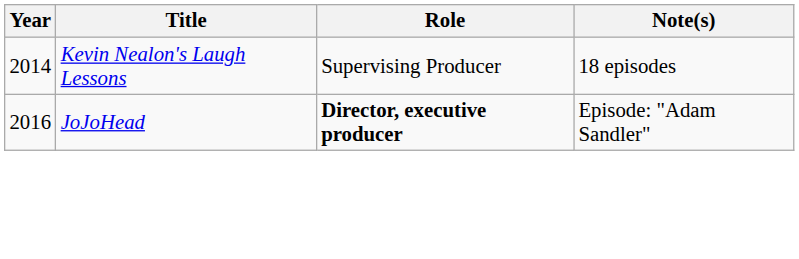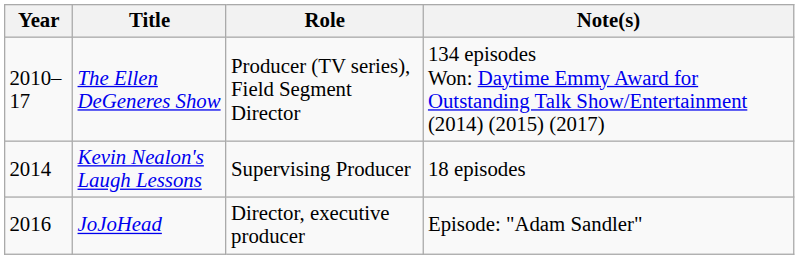+ row: (149, 89)
(404, 122) bold -> (310, 225) normal
